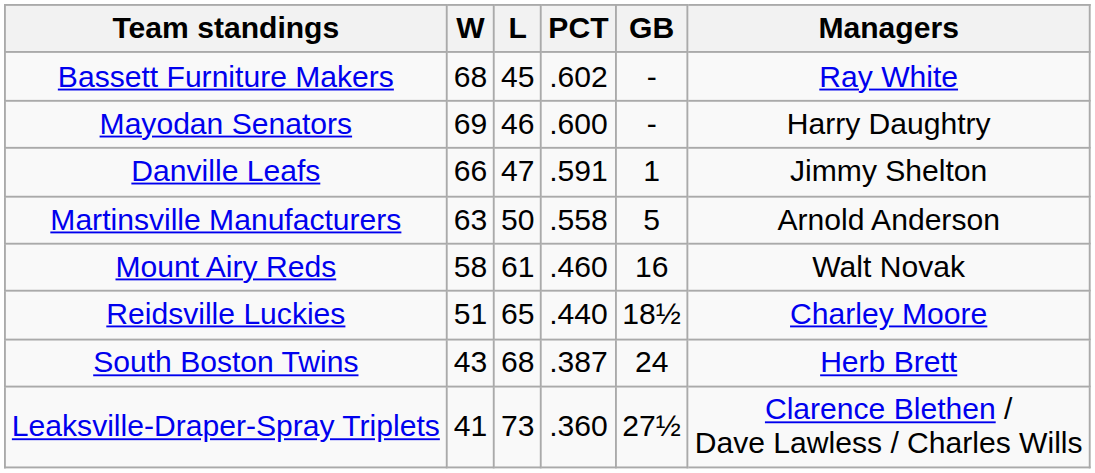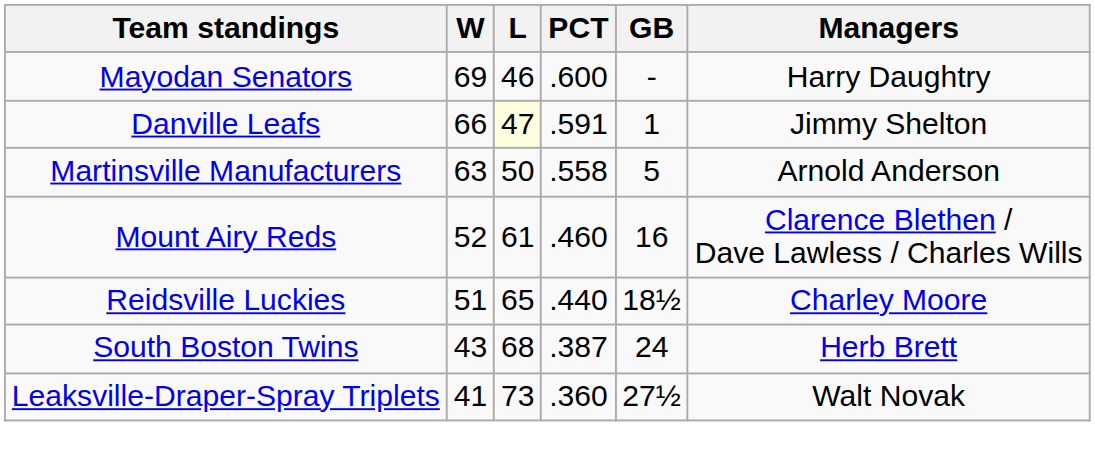- row: (226, 76)
(518, 171) no background -> (518, 123) lightyellow background
(470, 266) 58 -> (470, 236) 52
(889, 266) Walt Novak -> (889, 236) Clarence Blethen / Dave Lawless / Charles Wills
(889, 426) Clarence Blethen / Dave Lawless / Charles Wills -> (889, 396) Walt Novak
